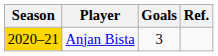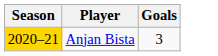- column: (196, 16)
